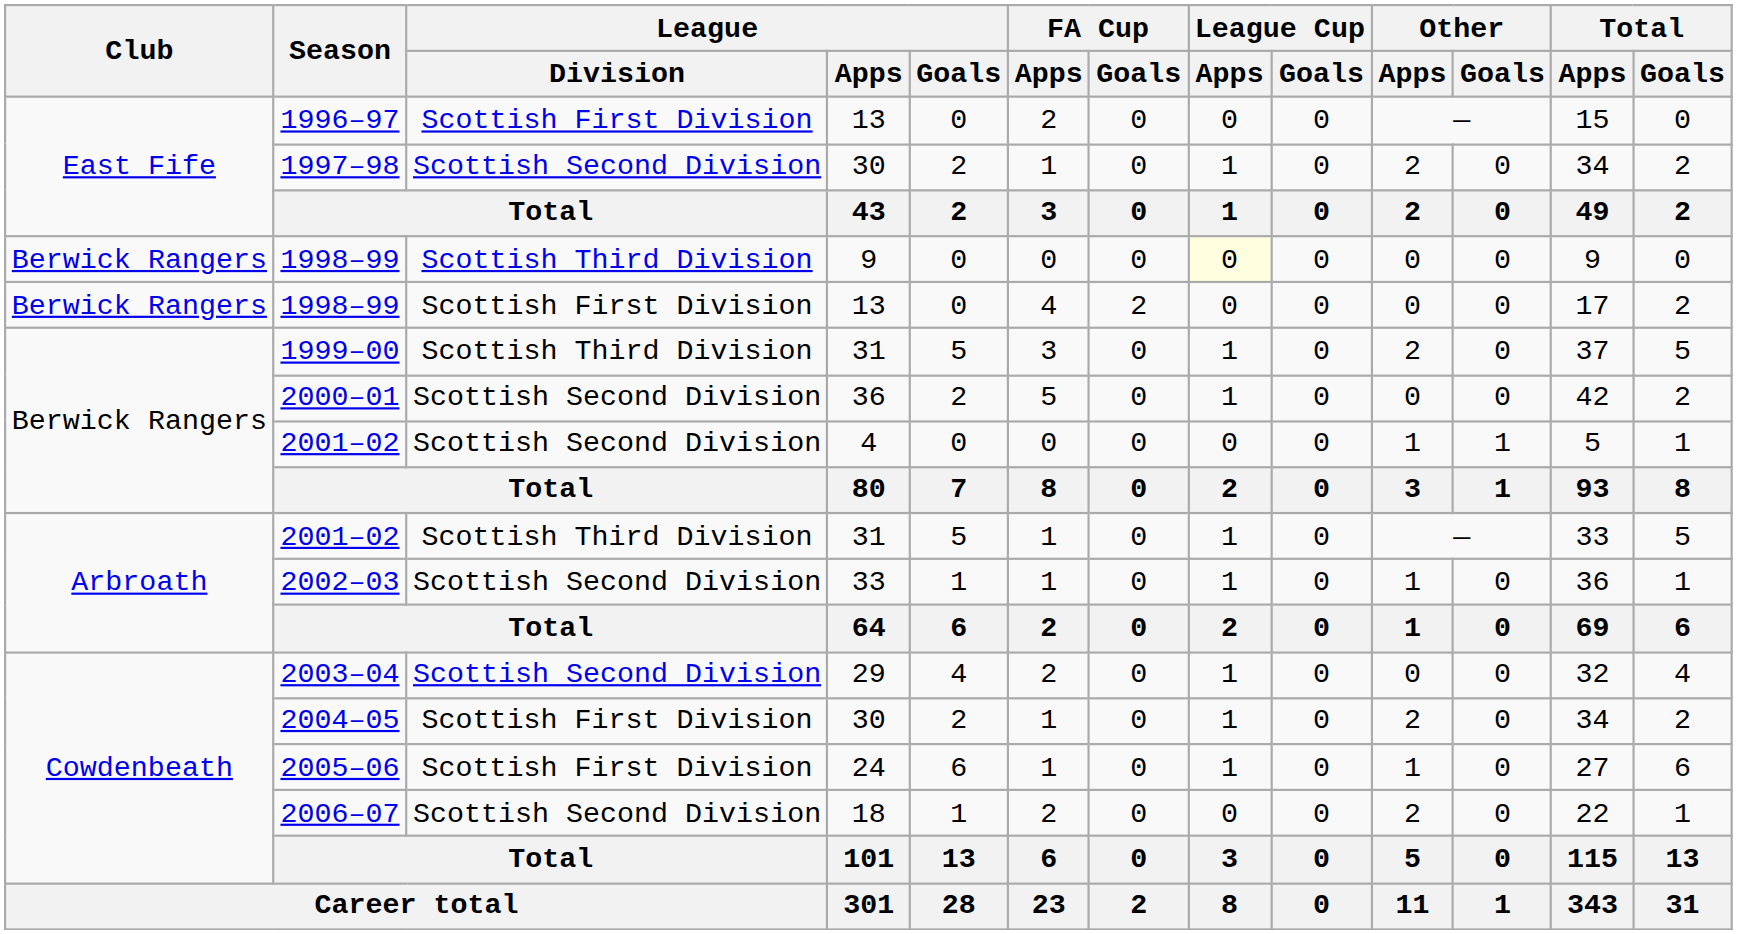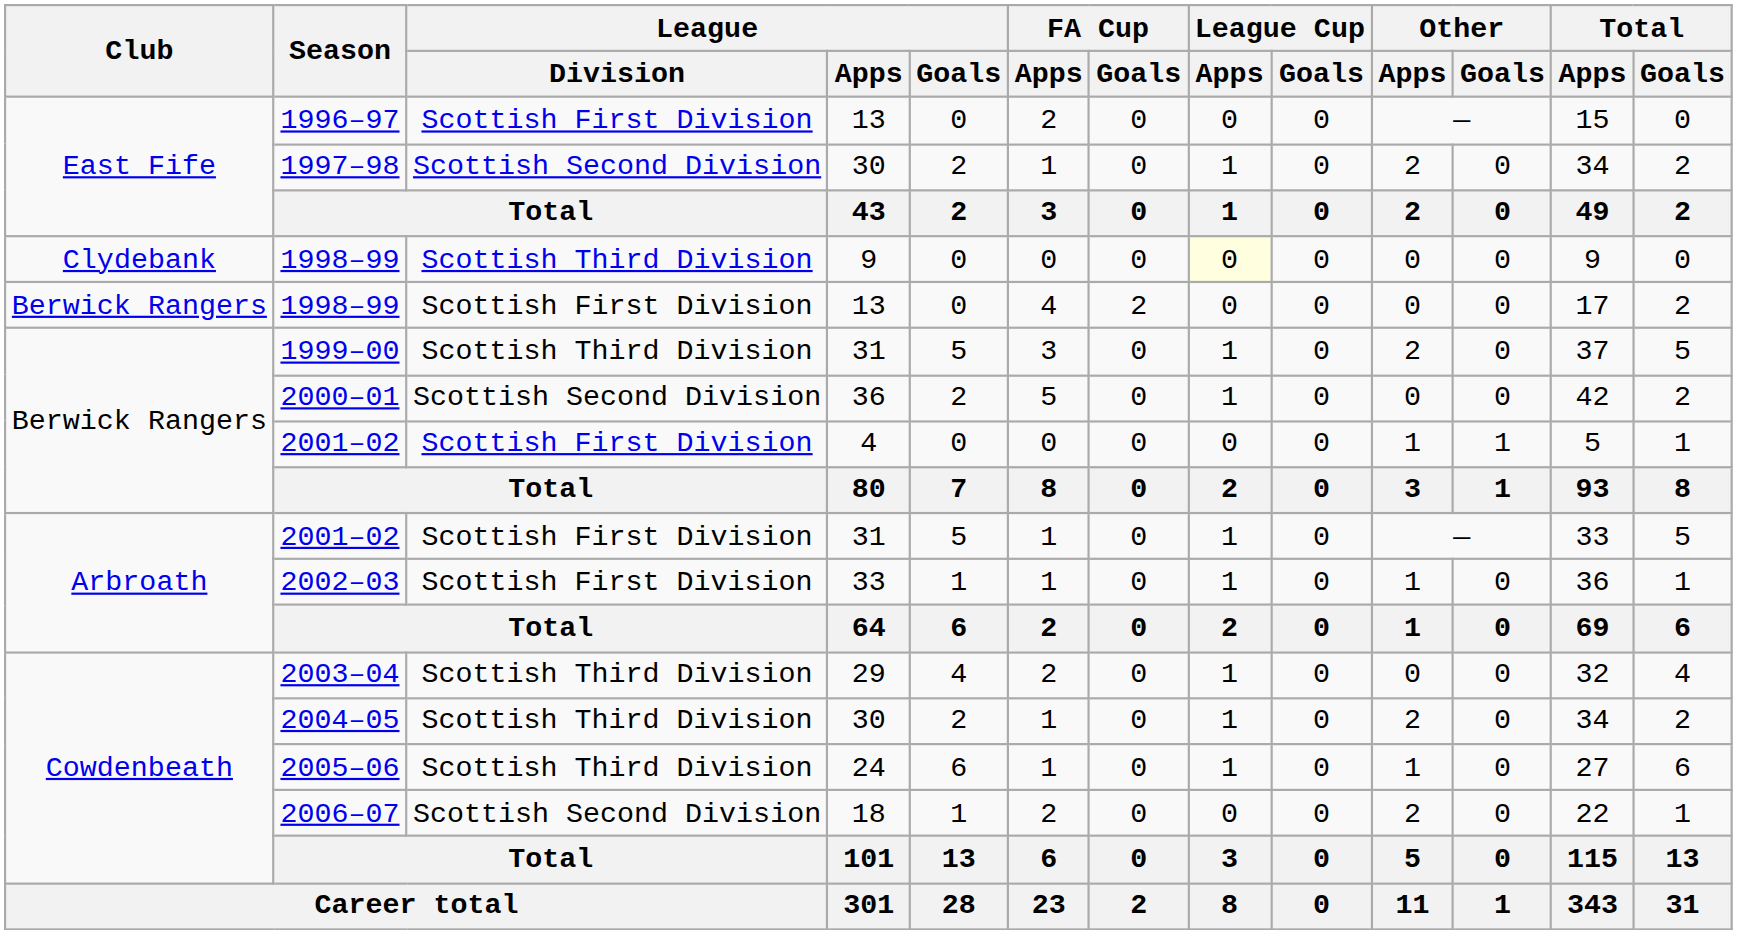(139, 259) Berwick Rangers -> (139, 259) Clydebank
(617, 444) Scottish Second Division -> (617, 444) Scottish First Division
(617, 536) Scottish Third Division -> (617, 536) Scottish First Division
(617, 582) Scottish Second Division -> (617, 582) Scottish First Division
(617, 675) Scottish Second Division -> (617, 675) Scottish Third Division
(617, 721) Scottish First Division -> (617, 721) Scottish Third Division
(617, 767) Scottish First Division -> (617, 767) Scottish Third Division
